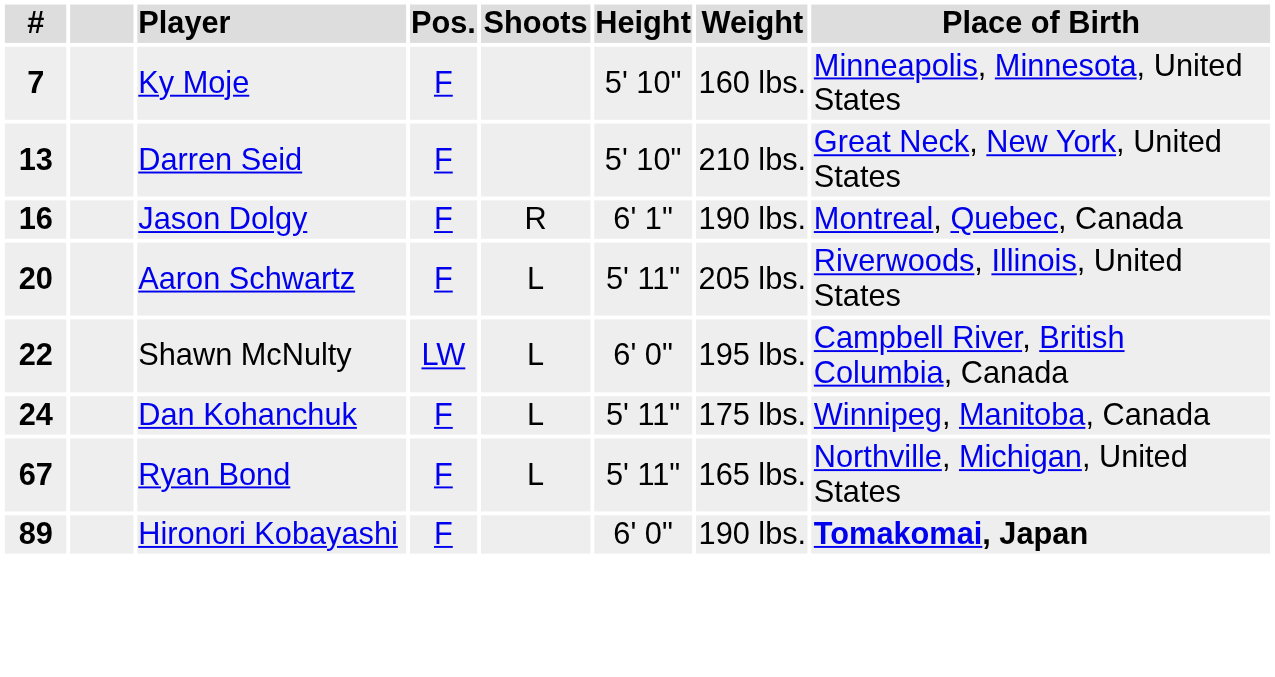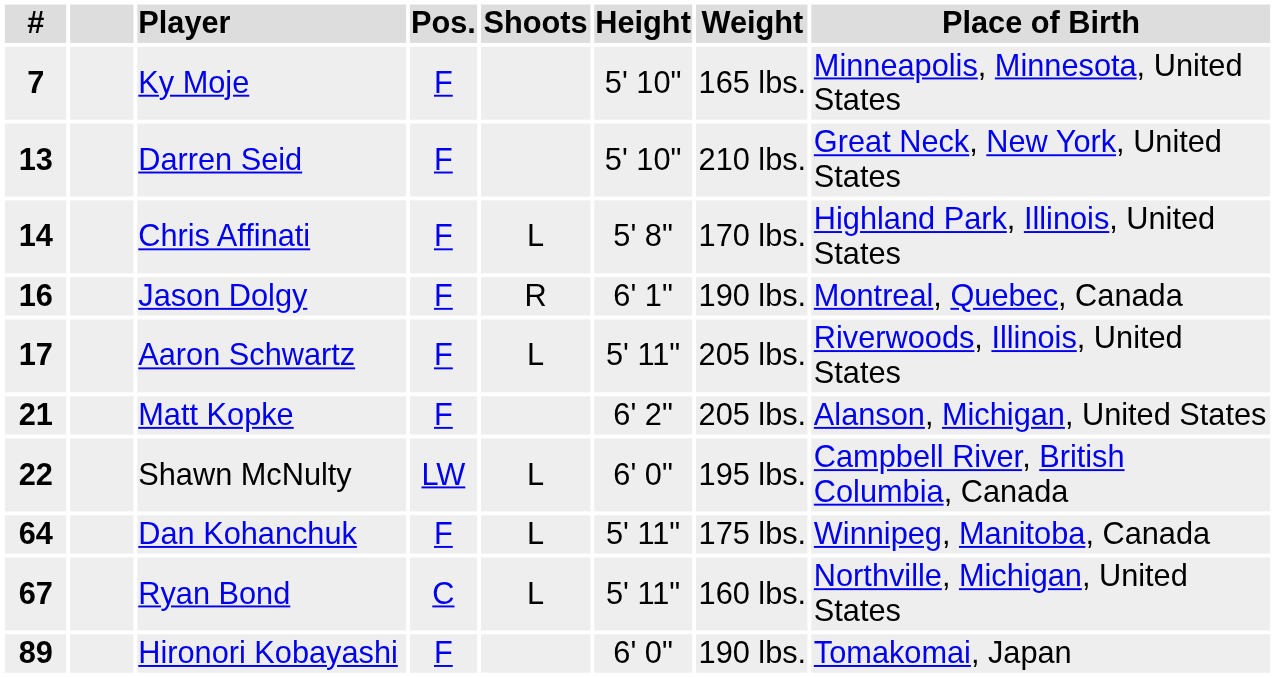(752, 82) 160 lbs. -> (752, 82) 165 lbs.
+ row: (224, 236)
(36, 278) 20 -> (36, 355) 17
+ row: (216, 414)
(36, 414) 24 -> (36, 533) 64
(443, 474) F -> (443, 593) C
(752, 474) 165 lbs. -> (752, 593) 160 lbs.
(951, 533) bold -> (943, 653) normal
